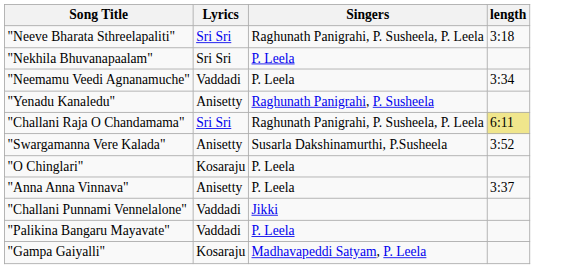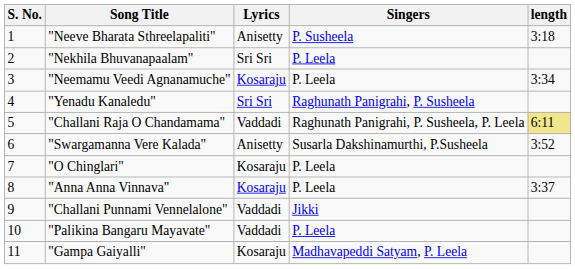+ column: (25, 15)
(214, 36) Sri Sri -> (260, 36) Anisetty
(368, 36) Raghunath Panigrahi, P. Susheela, P. Leela -> (323, 36) P. Susheela
(218, 79) Vaddadi -> (261, 79) Kosaraju
(219, 101) Anisetty -> (254, 101) Sri Sri
(214, 123) Sri Sri -> (259, 123) Vaddadi
(219, 187) Anisetty -> (261, 187) Kosaraju
